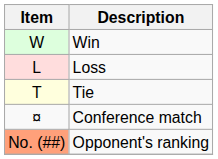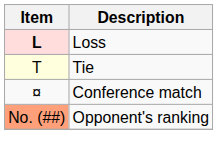- row: (86, 42)
(37, 67) normal -> (37, 42) bold
